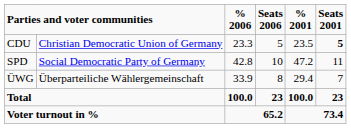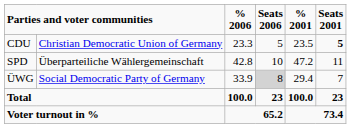(122, 61) Social Democratic Party of Germany -> (121, 61) Überparteiliche Wählergemeinschaft
(121, 79) Überparteiliche Wählergemeinschaft -> (122, 79) Social Democratic Party of Germany
(280, 79) no background -> (280, 79) lightgrey background
